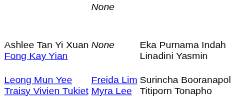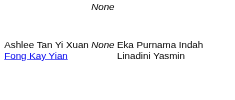- row: (46, 85)
